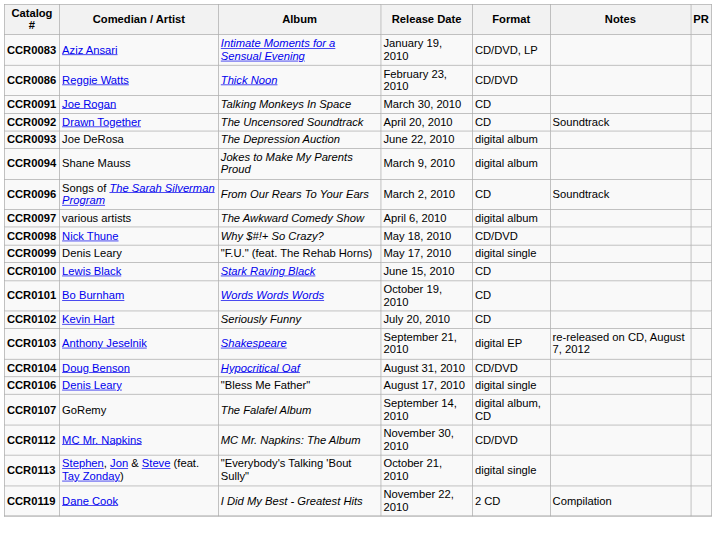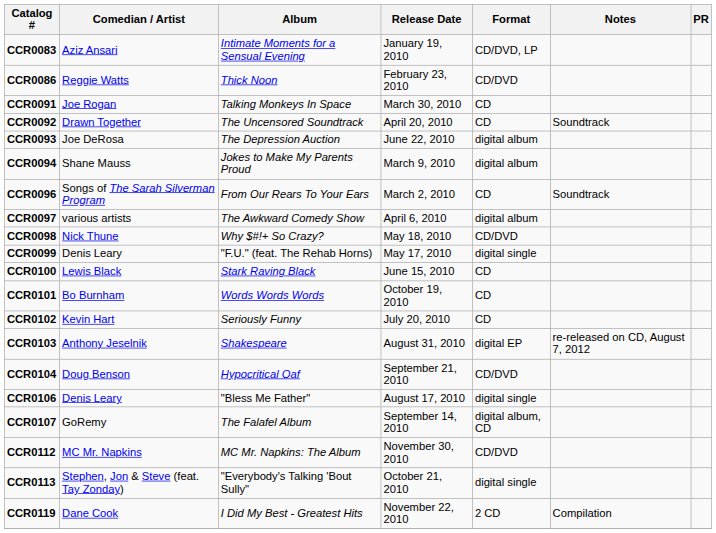(420, 343) September 21, 2010 -> (424, 343) August 31, 2010
(424, 368) August 31, 2010 -> (420, 374) September 21, 2010
